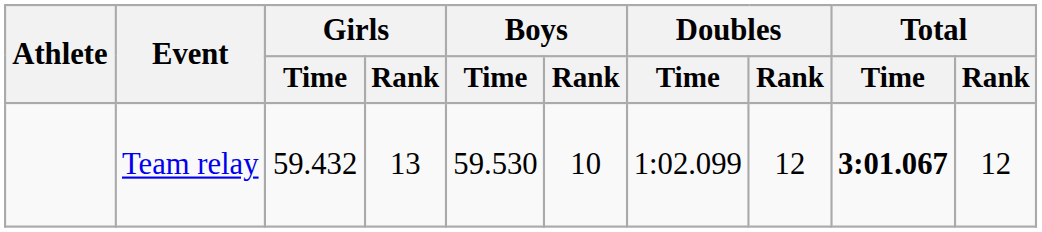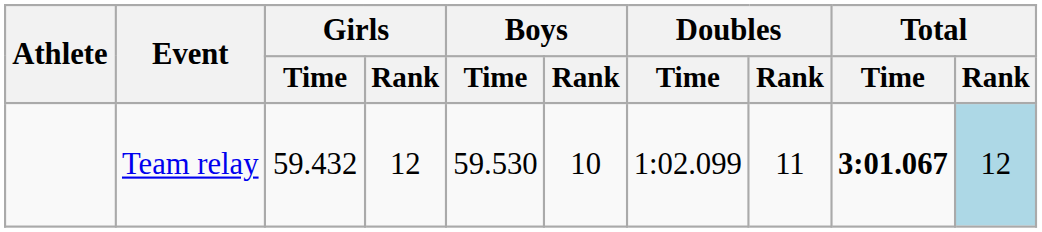(405, 164) 13 -> (405, 164) 12
(790, 164) 12 -> (790, 164) 11
(996, 164) no background -> (996, 164) lightblue background
